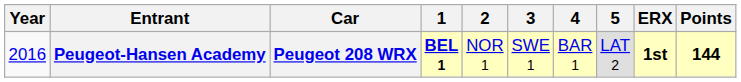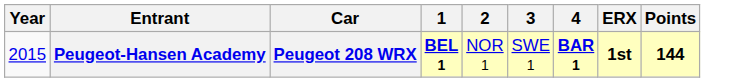- column: (615, 18)
(27, 54) 2016 -> (27, 54) 2015
(575, 54) normal -> (576, 54) bold
